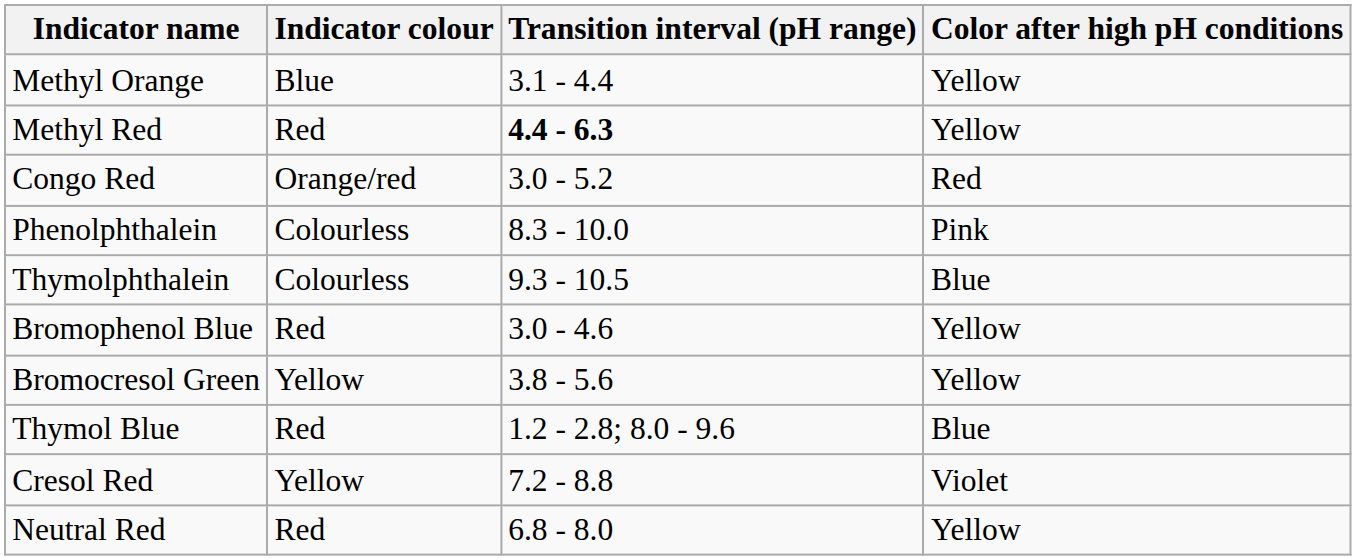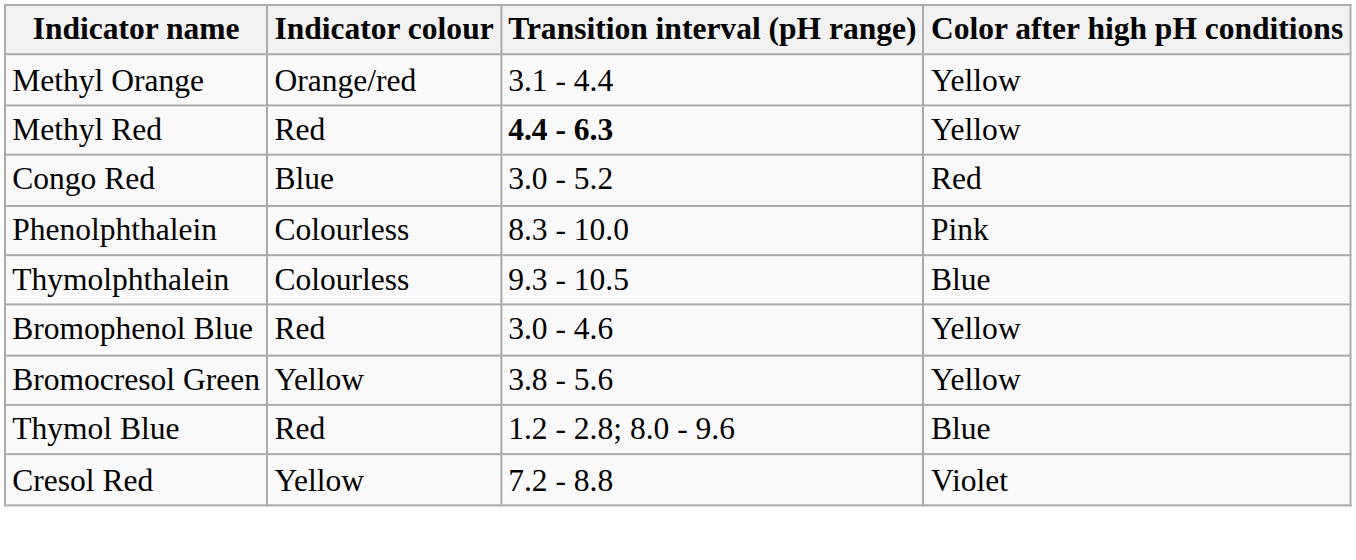(304, 79) Blue -> (345, 79) Orange/red
(345, 179) Orange/red -> (304, 179) Blue
- row: (89, 529)
